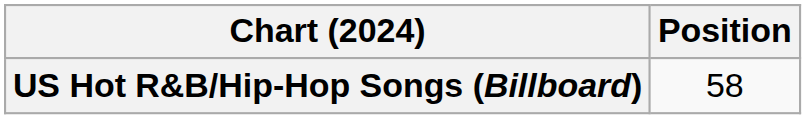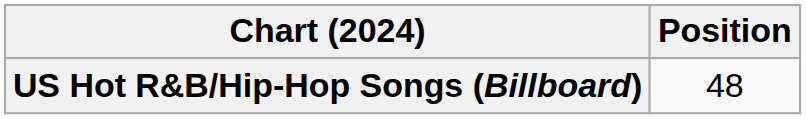(725, 85) 58 -> (725, 85) 48
